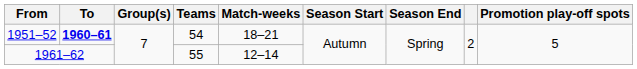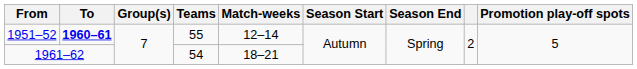(196, 34) 54 -> (196, 34) 55
(261, 34) 18–21 -> (261, 34) 12–14
(196, 54) 55 -> (196, 54) 54
(261, 54) 12–14 -> (261, 54) 18–21
